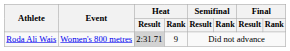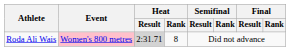(96, 39) no background -> (96, 39) pink background
(176, 39) 9 -> (176, 39) 8
